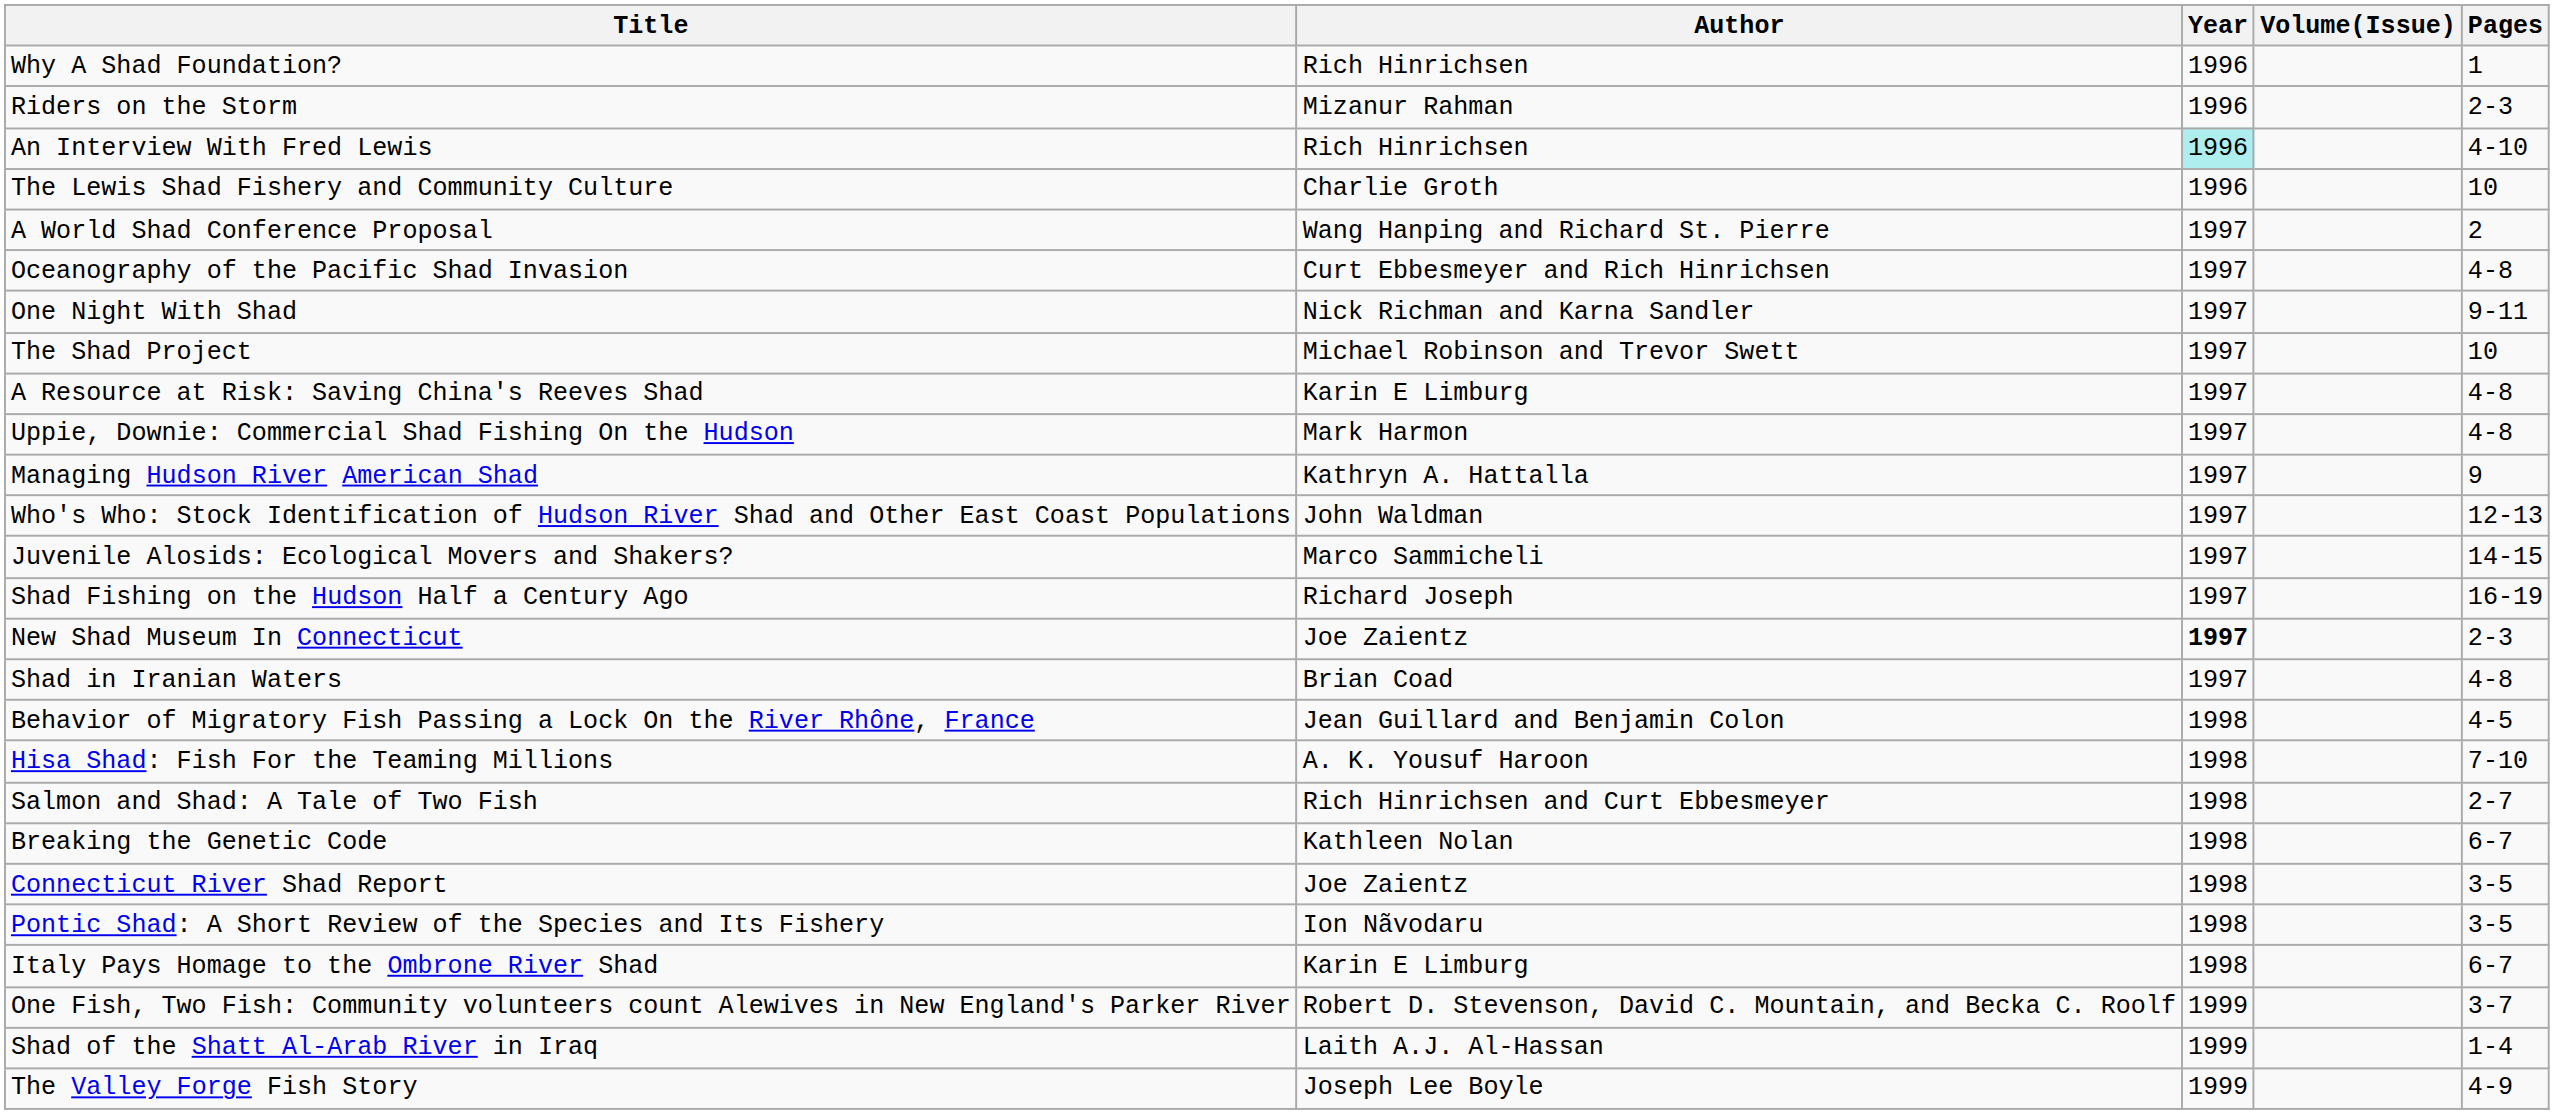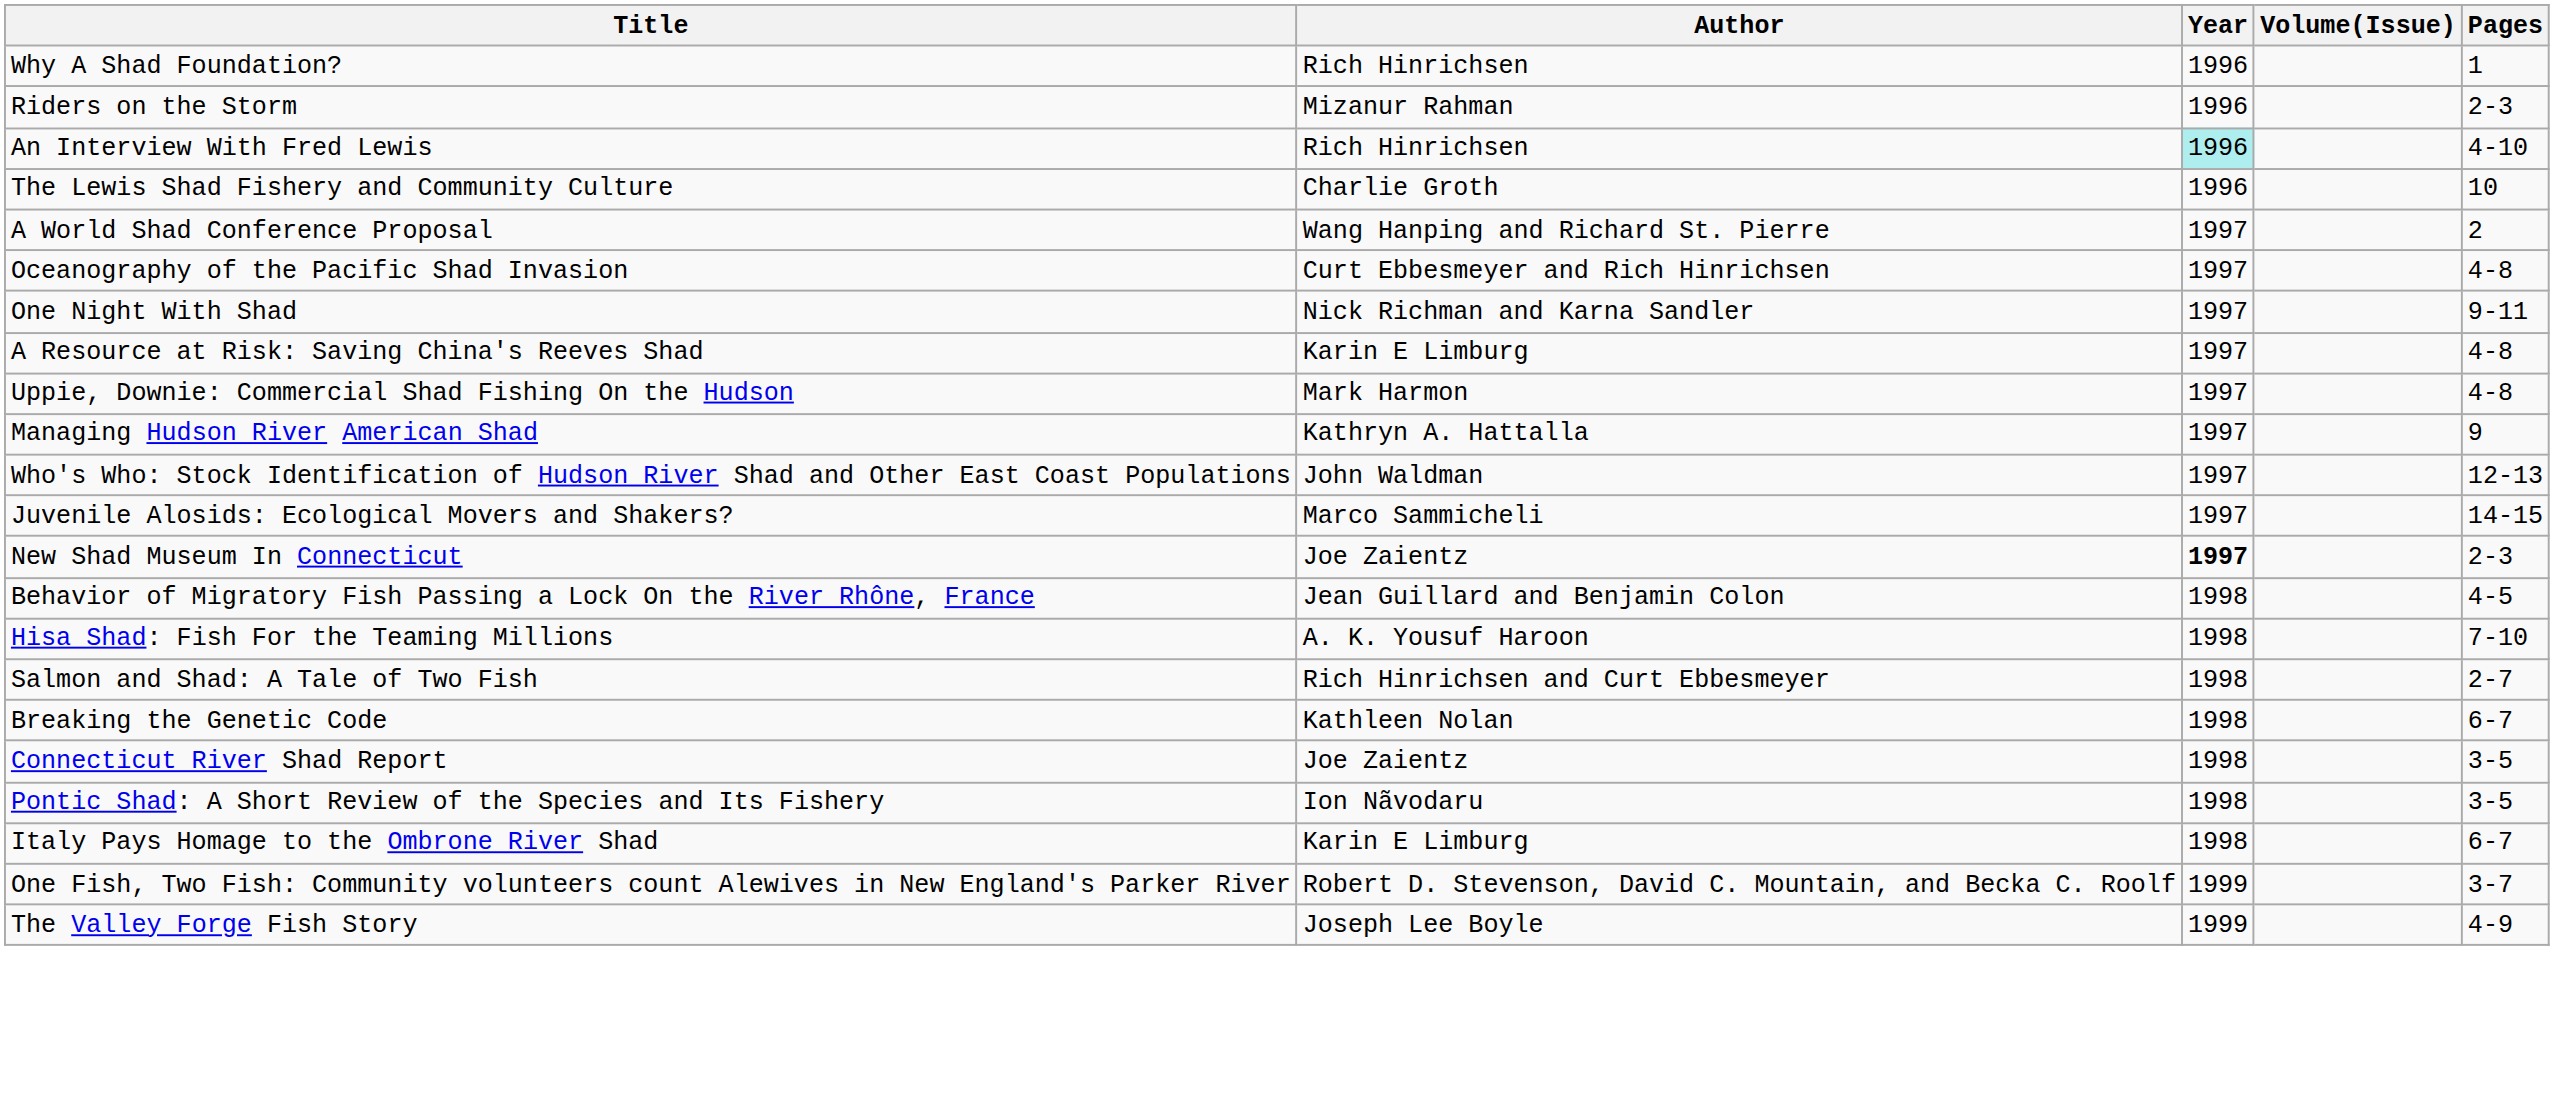- row: (131, 353)
- row: (350, 598)
- row: (177, 680)
- row: (305, 1048)
